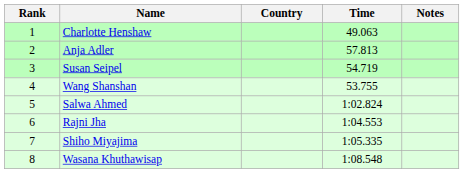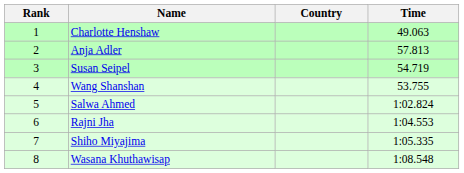- column: (430, 13)
